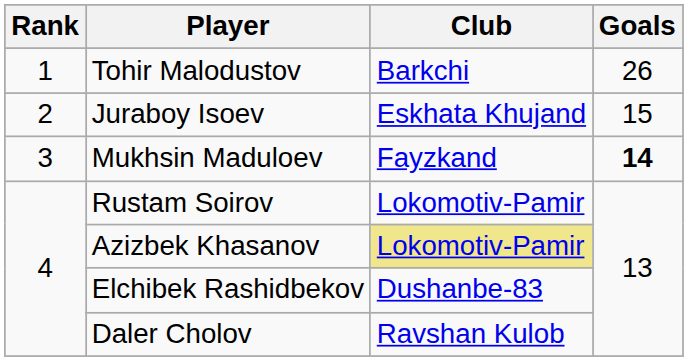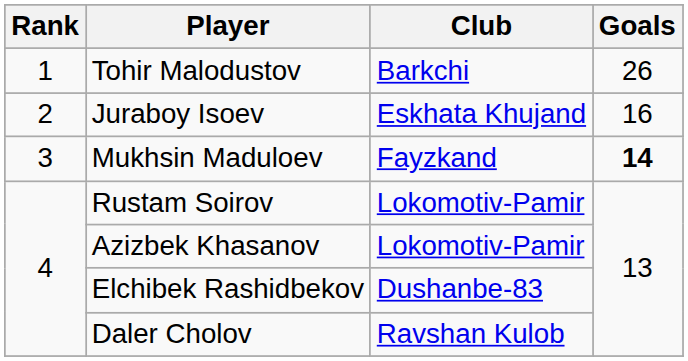(637, 114) 15 -> (637, 114) 16
(481, 245) khaki background -> (481, 245) no background
